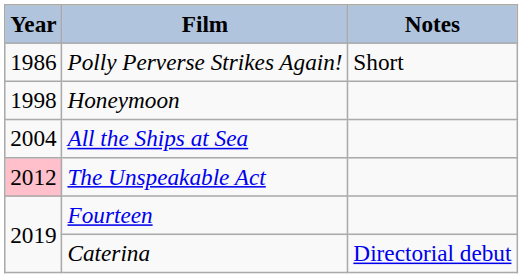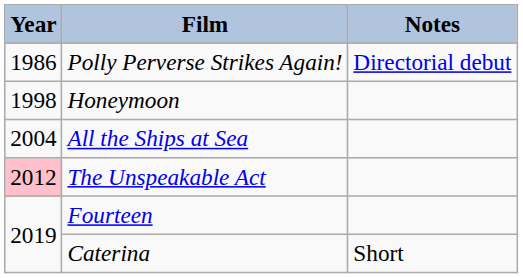(379, 62) Short -> (432, 62) Directorial debut
(432, 253) Directorial debut -> (379, 253) Short
